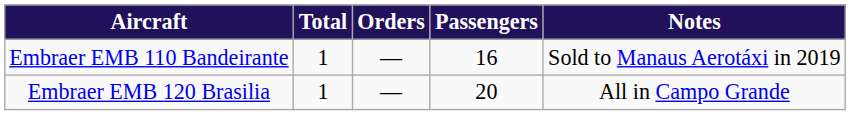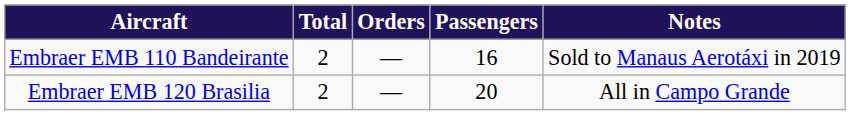(323, 57) 1 -> (323, 57) 2
(323, 92) 1 -> (323, 92) 2
